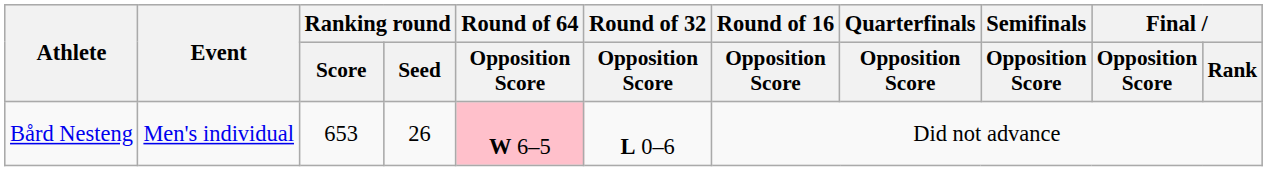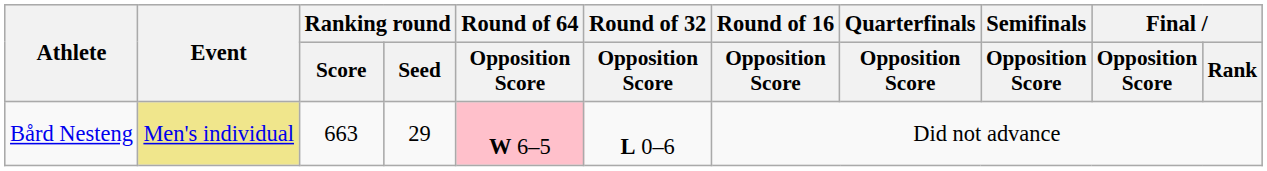(219, 133) no background -> (219, 133) khaki background
(341, 133) 653 -> (341, 133) 663
(420, 133) 26 -> (420, 133) 29
